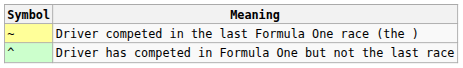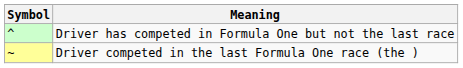rows swapped: (237, 33) <-> (255, 53)
